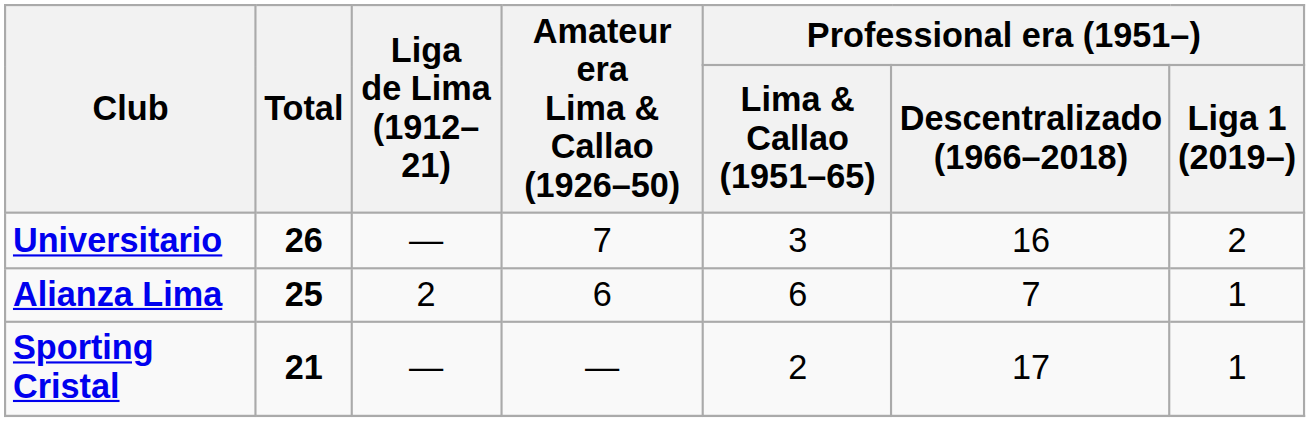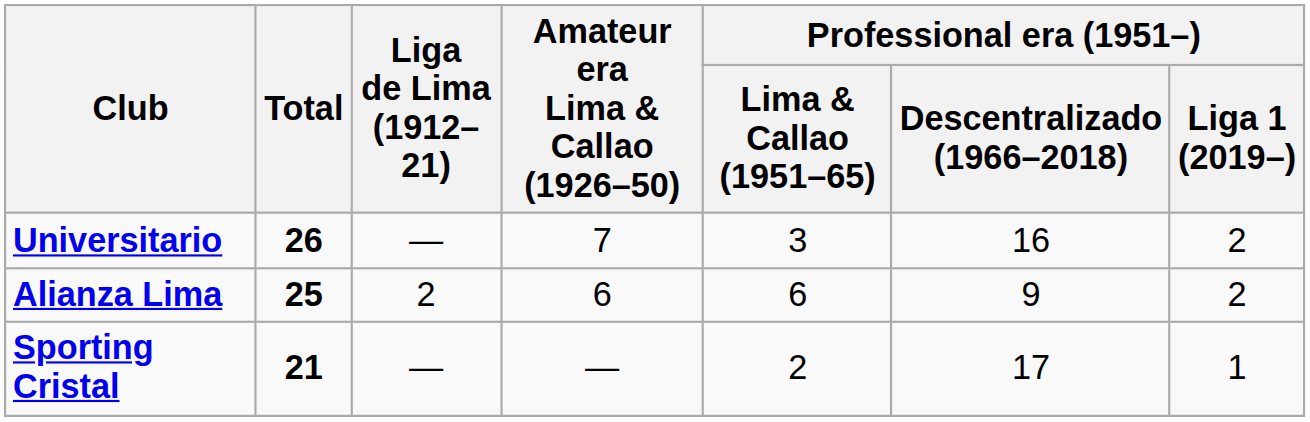(1031, 294) 7 -> (1031, 294) 9
(1237, 294) 1 -> (1237, 294) 2
